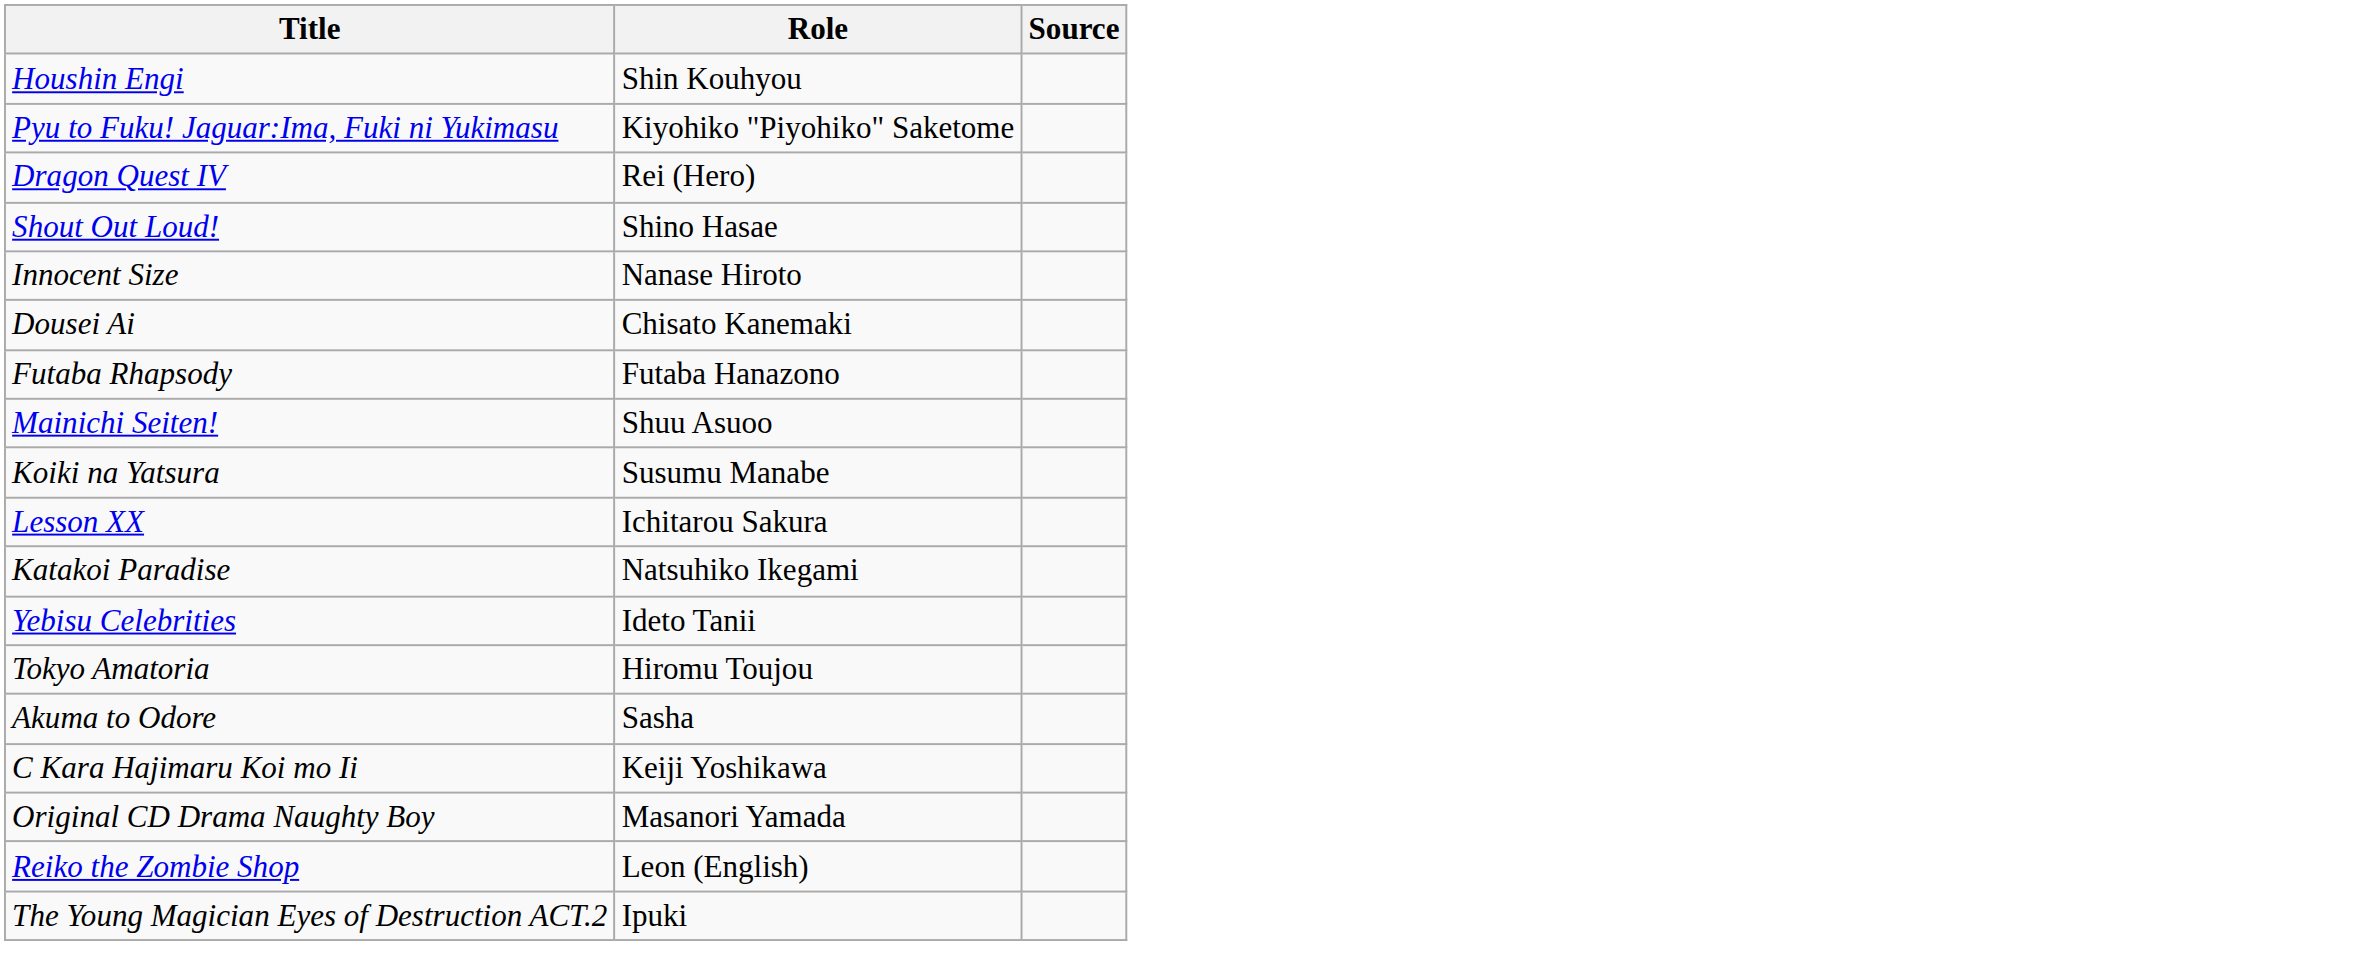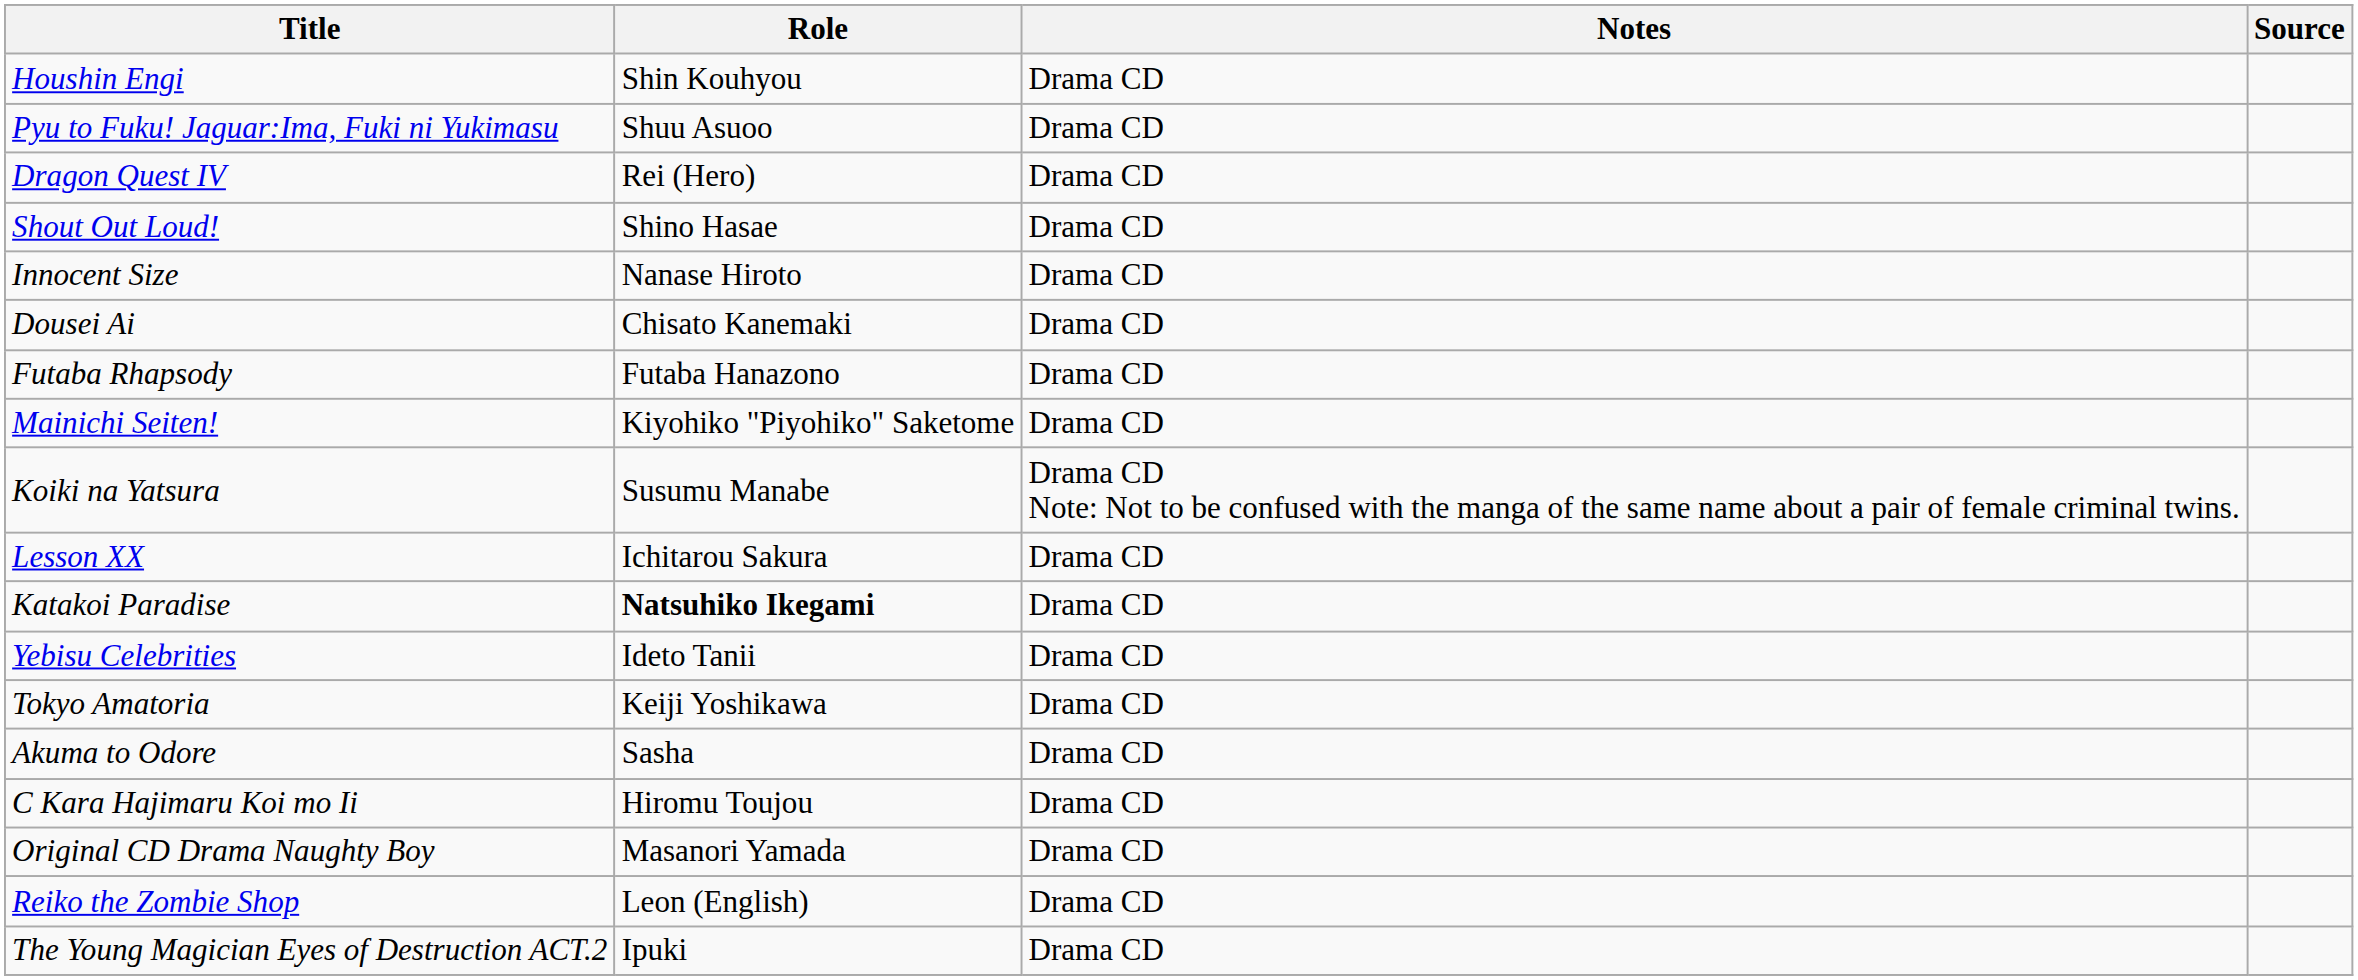+ column: (1634, 29)
(818, 127) Kiyohiko "Piyohiko" Saketome -> (697, 127) Shuu Asuoo
(697, 422) Shuu Asuoo -> (818, 422) Kiyohiko "Piyohiko" Saketome
(740, 570) normal -> (748, 605) bold
(717, 669) Hiromu Toujou -> (724, 703) Keiji Yoshikawa
(724, 767) Keiji Yoshikawa -> (717, 802) Hiromu Toujou
